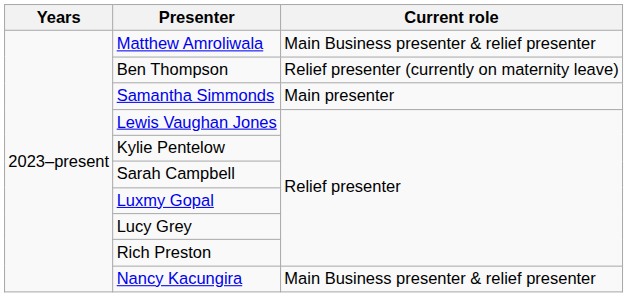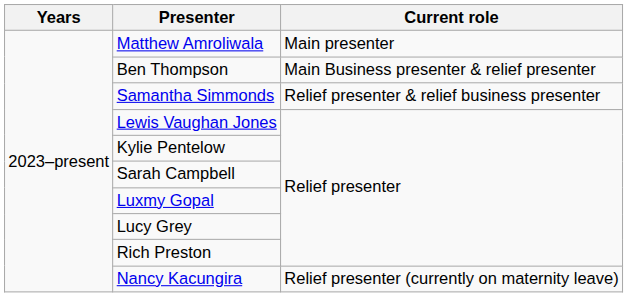(440, 43) Main Business presenter & relief presenter -> (339, 43) Main presenter
(451, 69) Relief presenter (currently on maternity leave) -> (440, 69) Main Business presenter & relief presenter
(339, 95) Main presenter -> (442, 95) Relief presenter & relief business presenter
(440, 278) Main Business presenter & relief presenter -> (451, 278) Relief presenter (currently on maternity leave)
